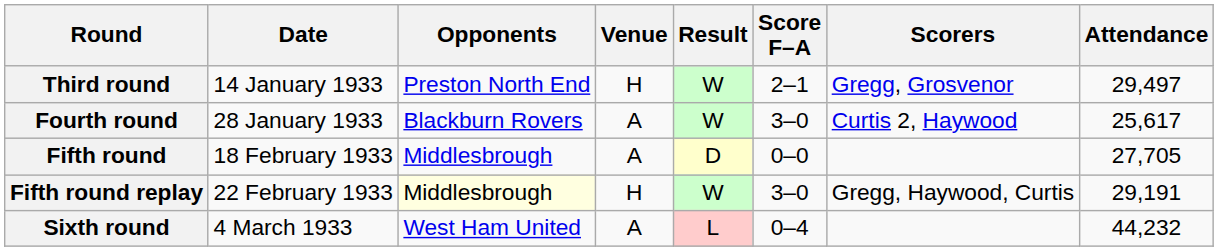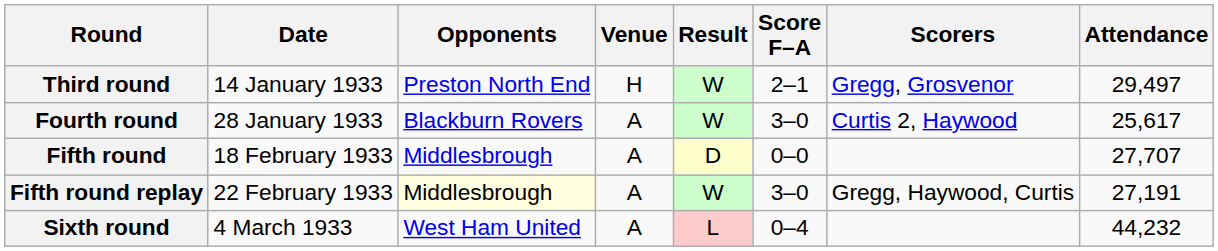(1146, 156) 27,705 -> (1146, 156) 27,707
(634, 192) H -> (634, 192) A
(1146, 192) 29,191 -> (1146, 192) 27,191
